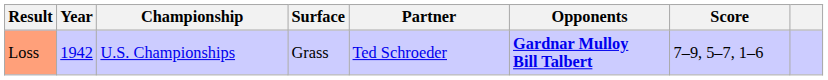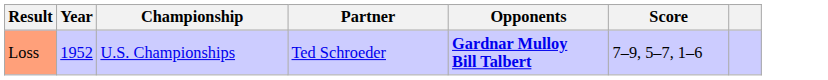- column: (318, 17)
(77, 52) 1942 -> (77, 52) 1952
